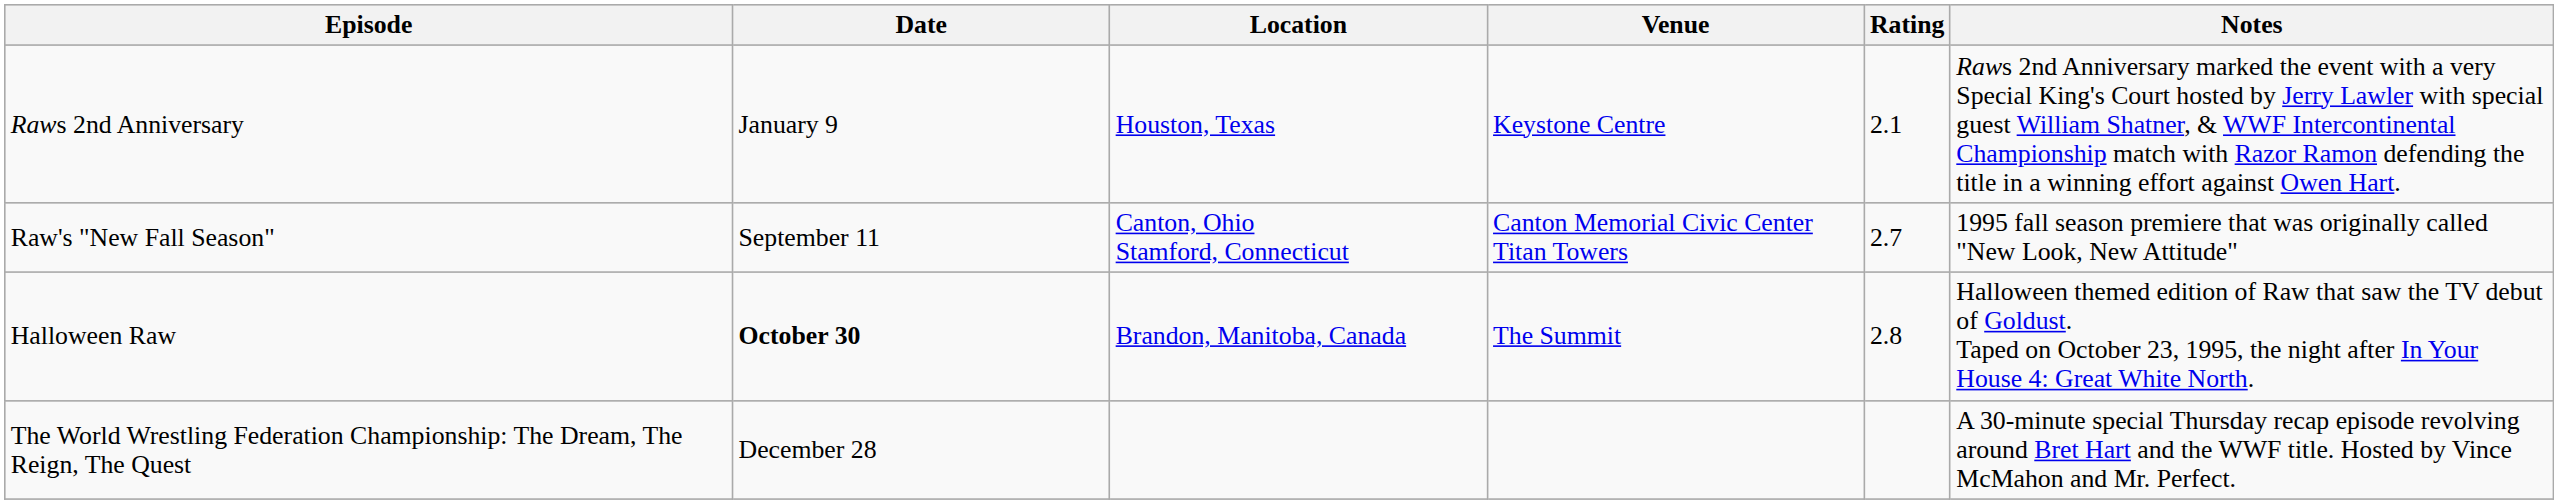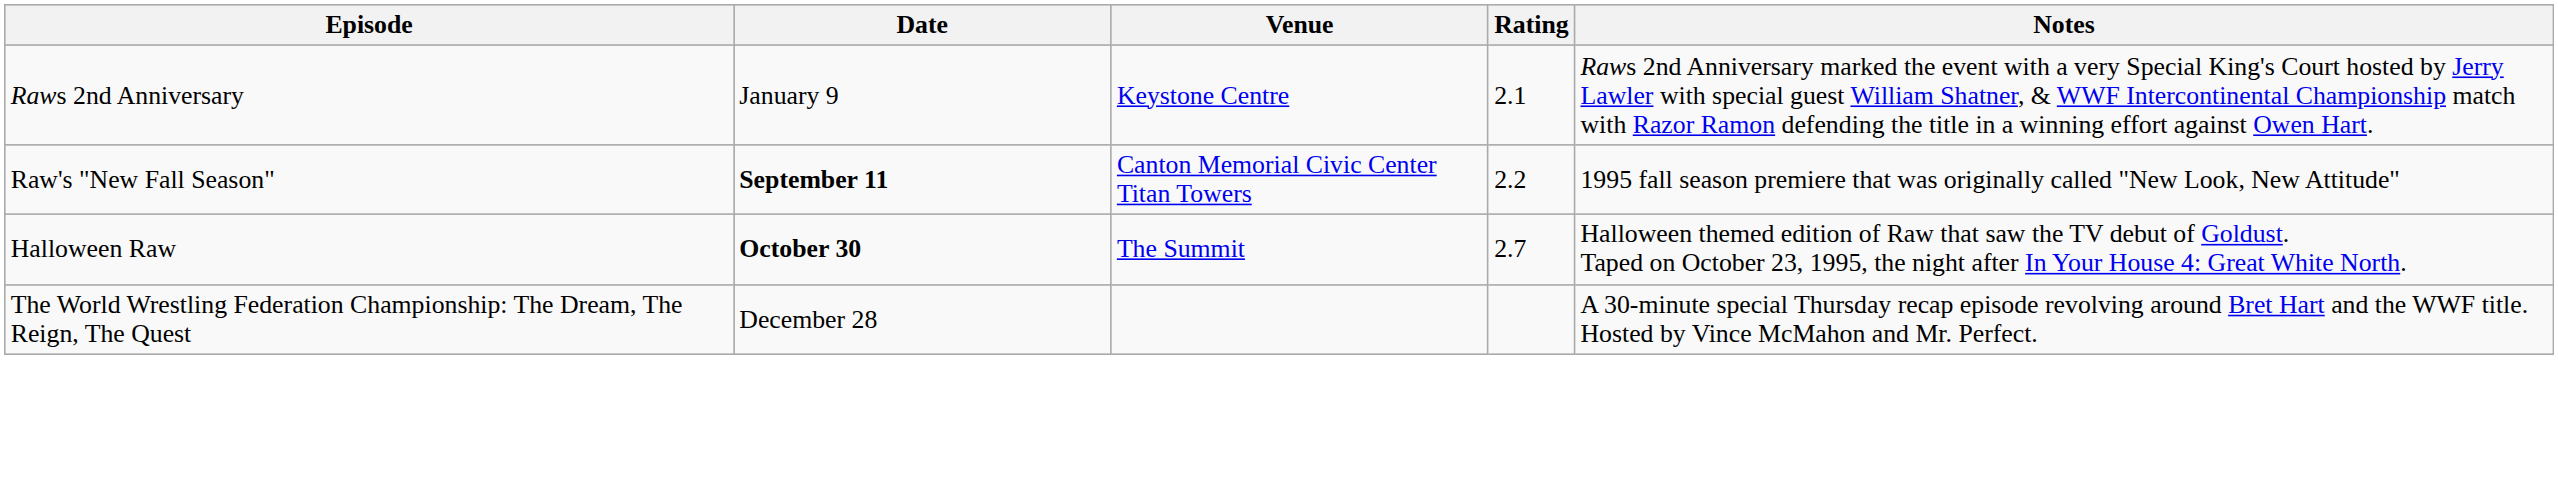- column: (1298, 24)
(809, 237) normal -> (814, 179) bold
(1886, 237) 2.7 -> (1510, 179) 2.2
(1886, 335) 2.8 -> (1510, 248) 2.7
